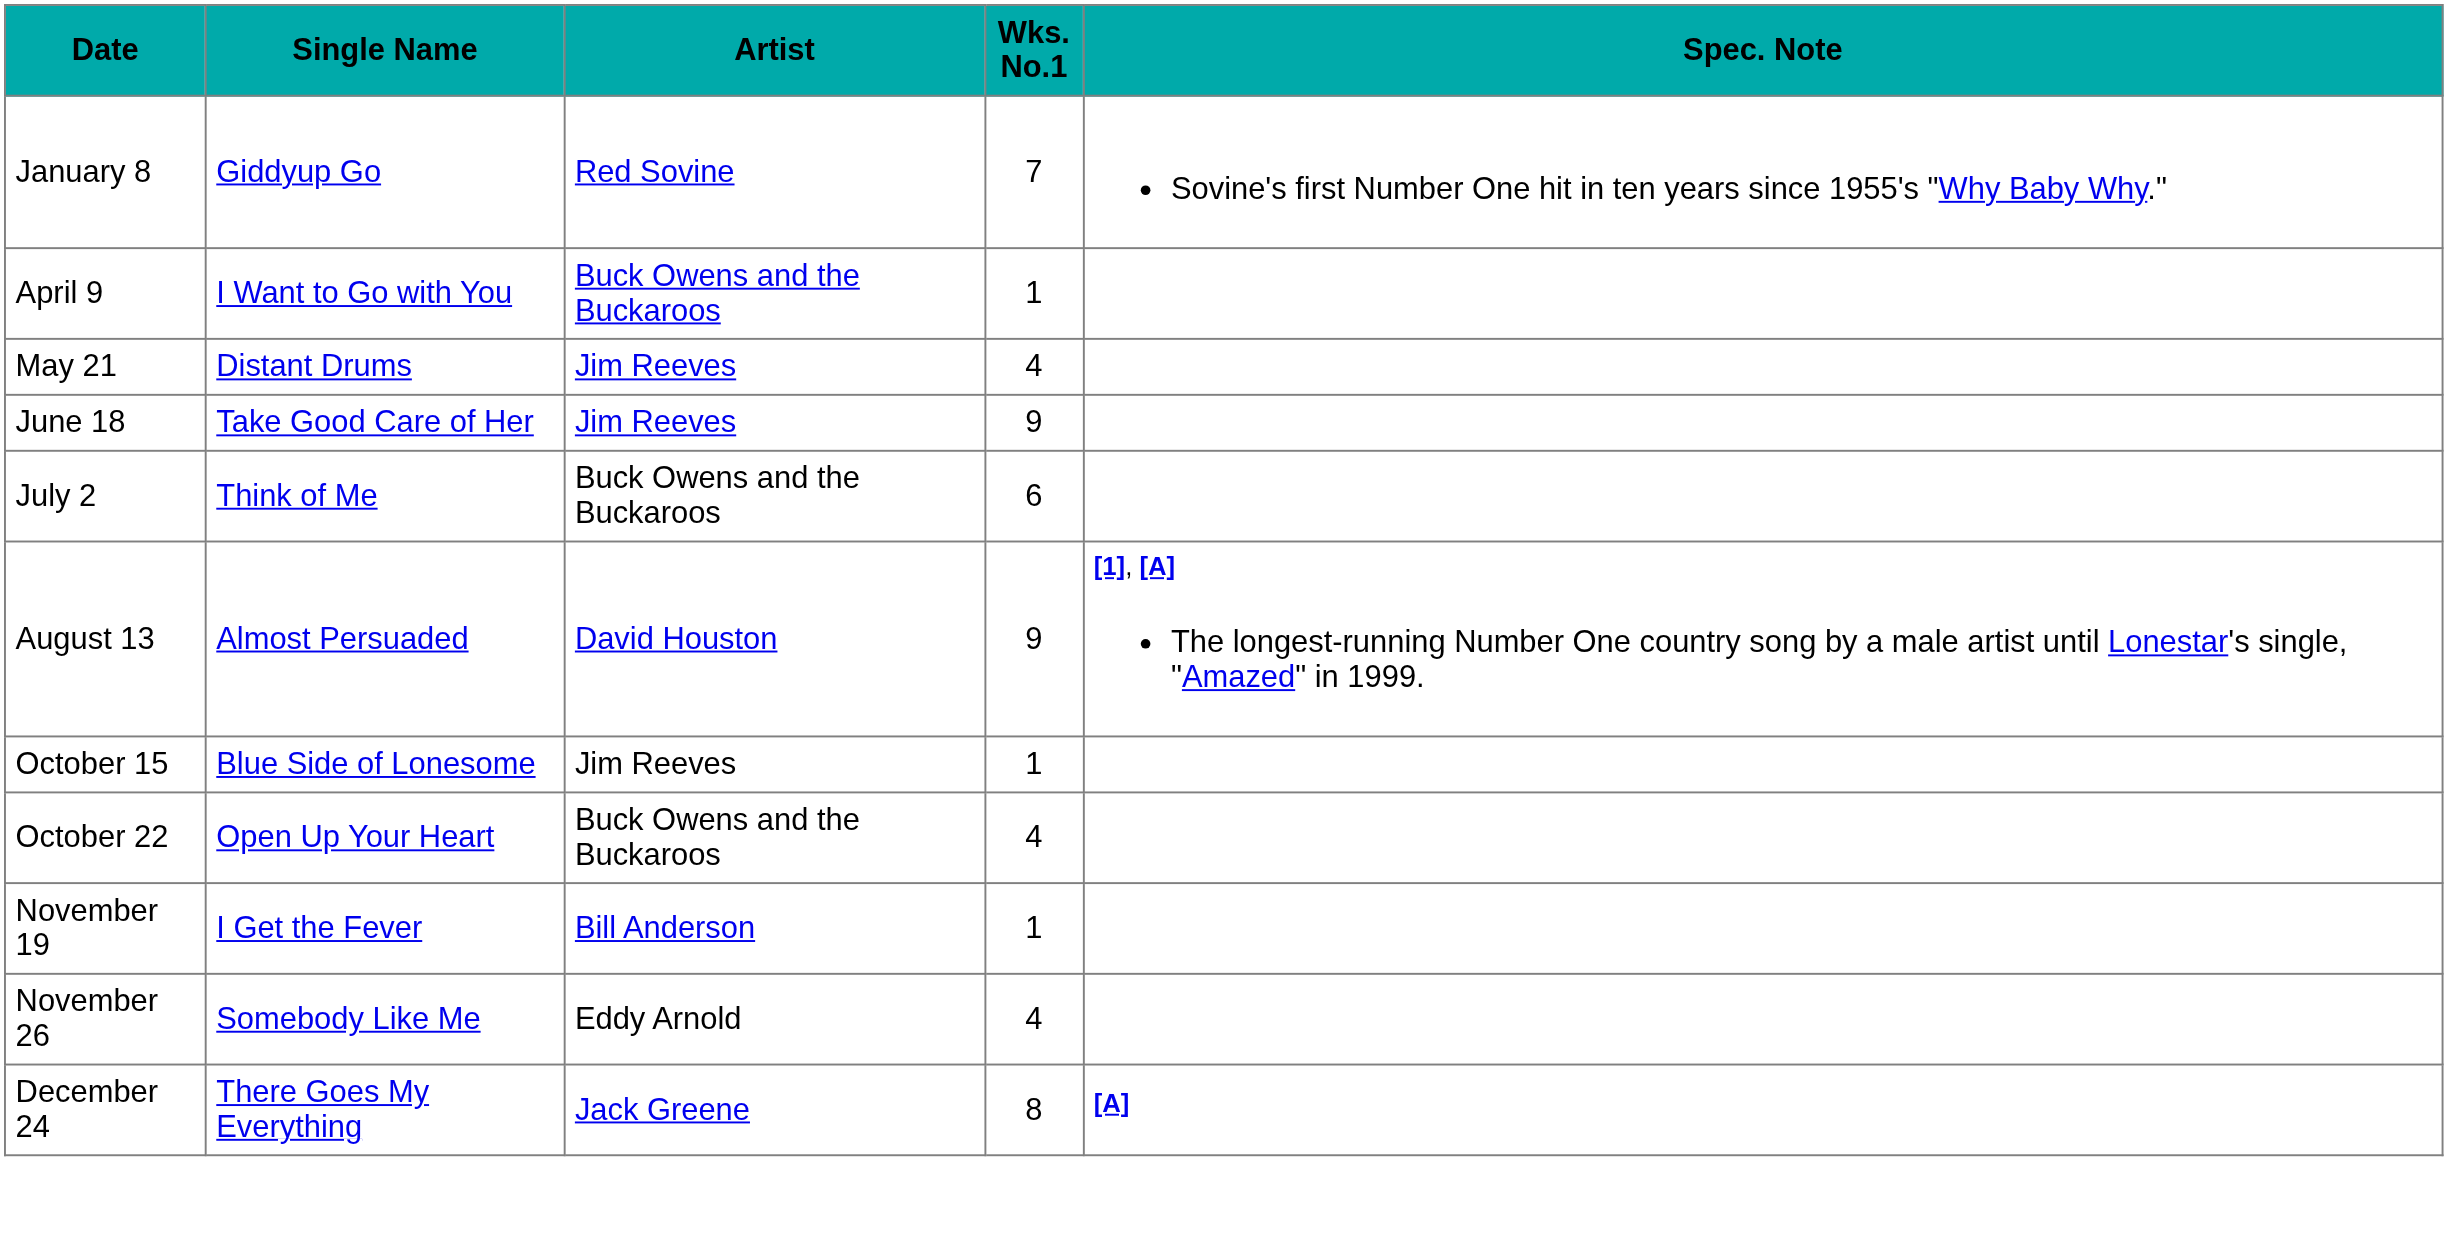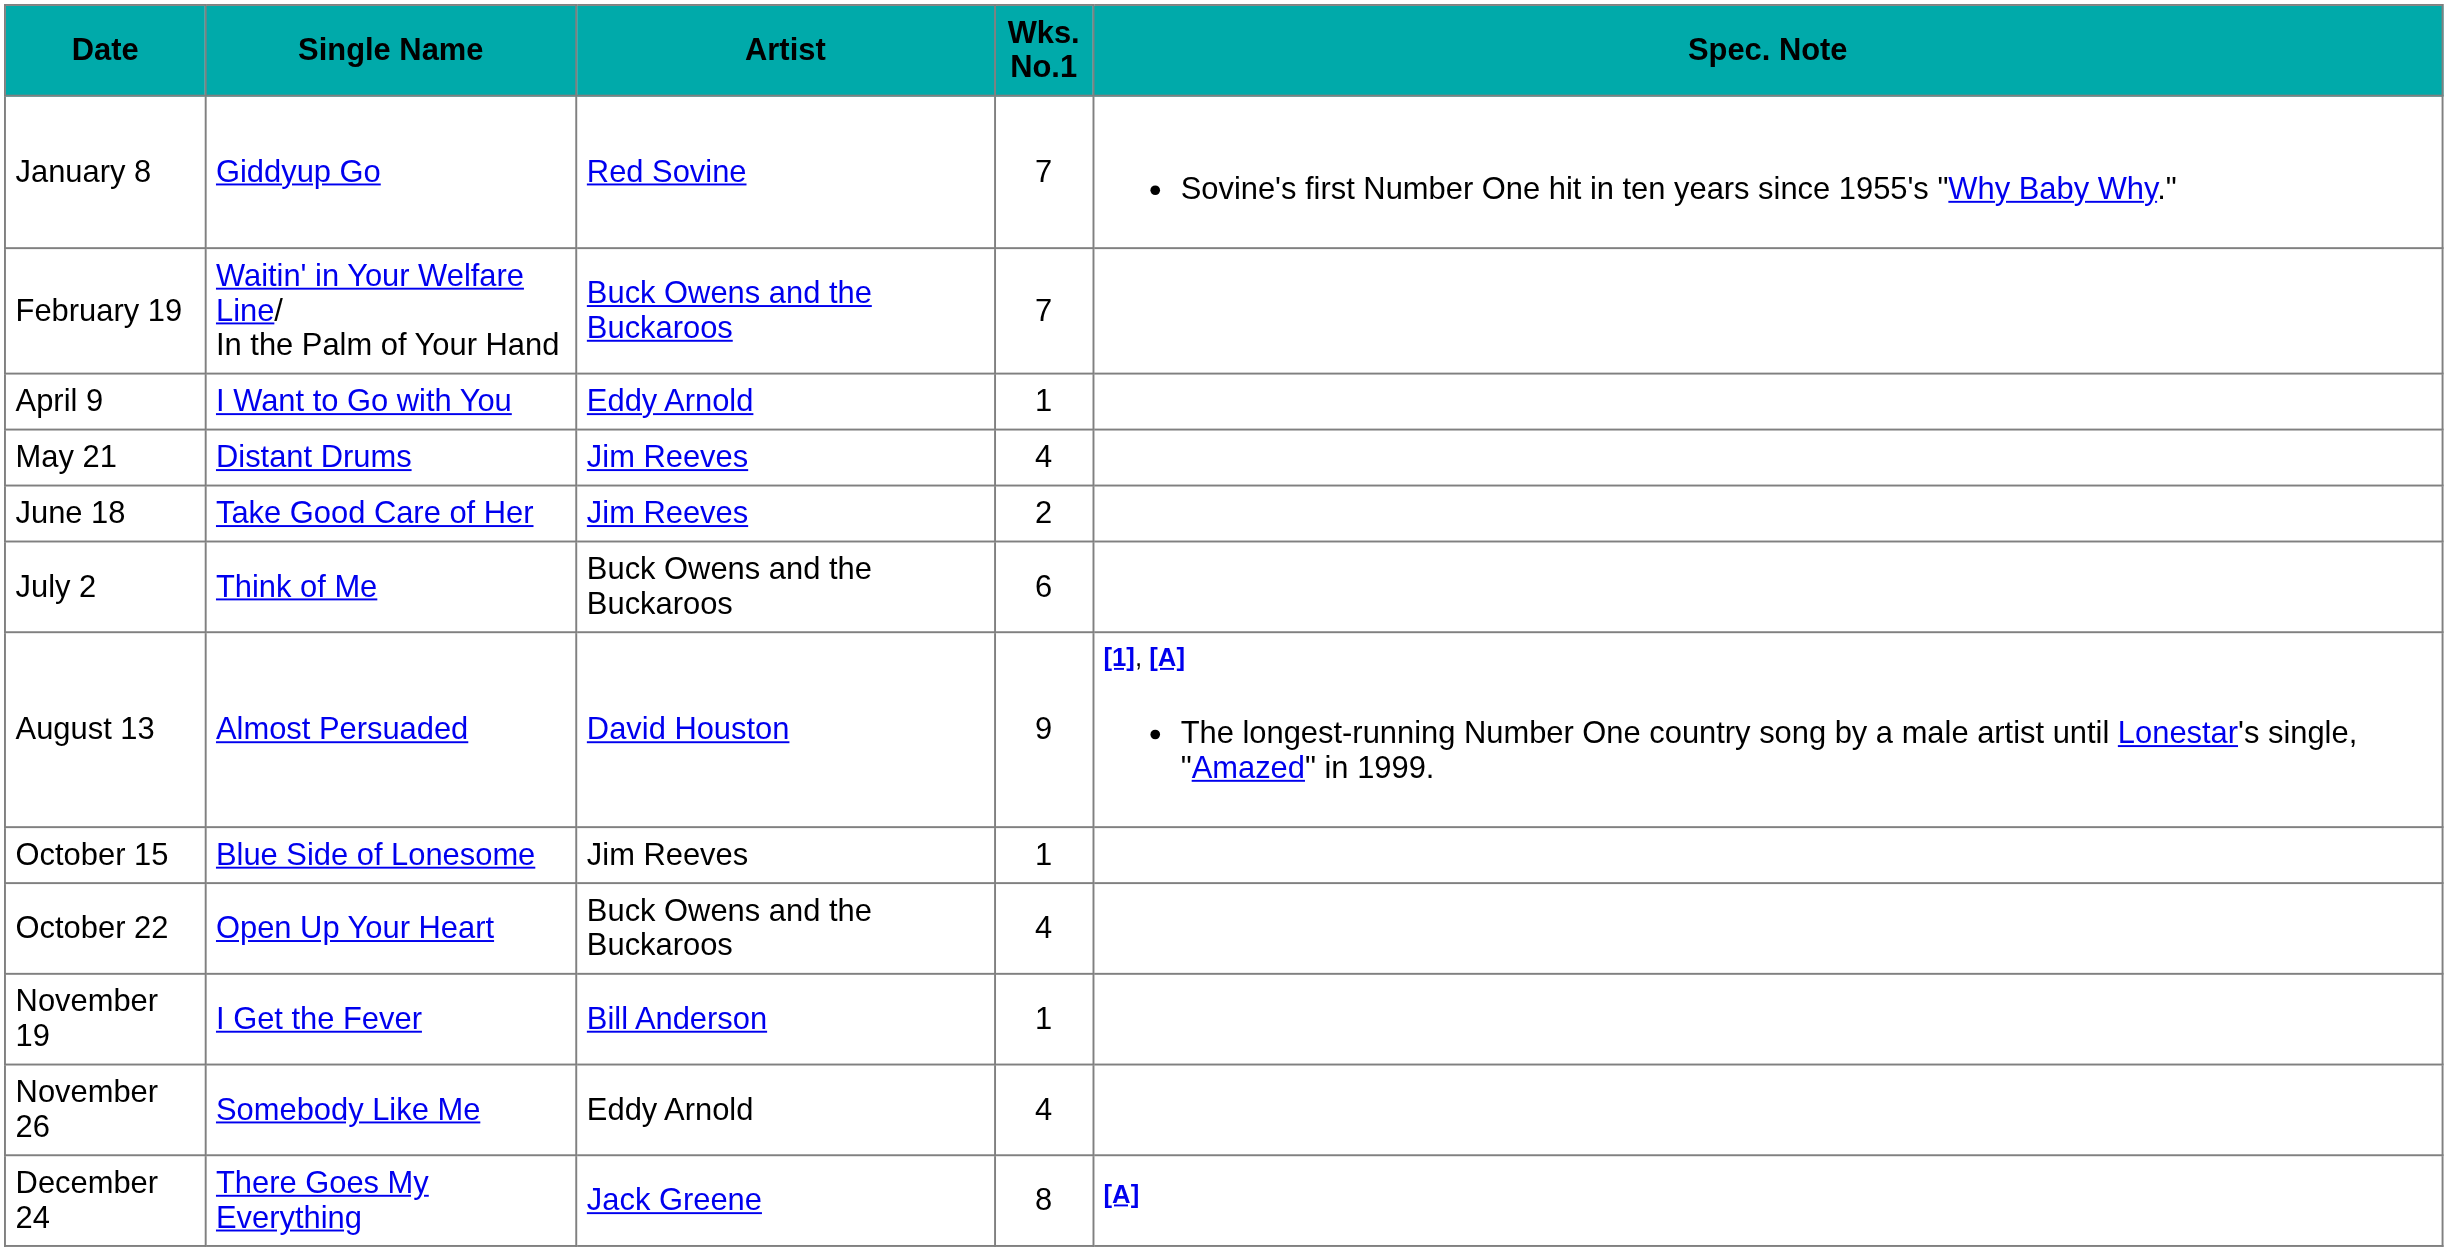+ row: (99, 310)
(717, 293) Buck Owens and the Buckaroos -> (670, 401) Eddy Arnold
(1034, 422) 9 -> (1044, 513) 2
